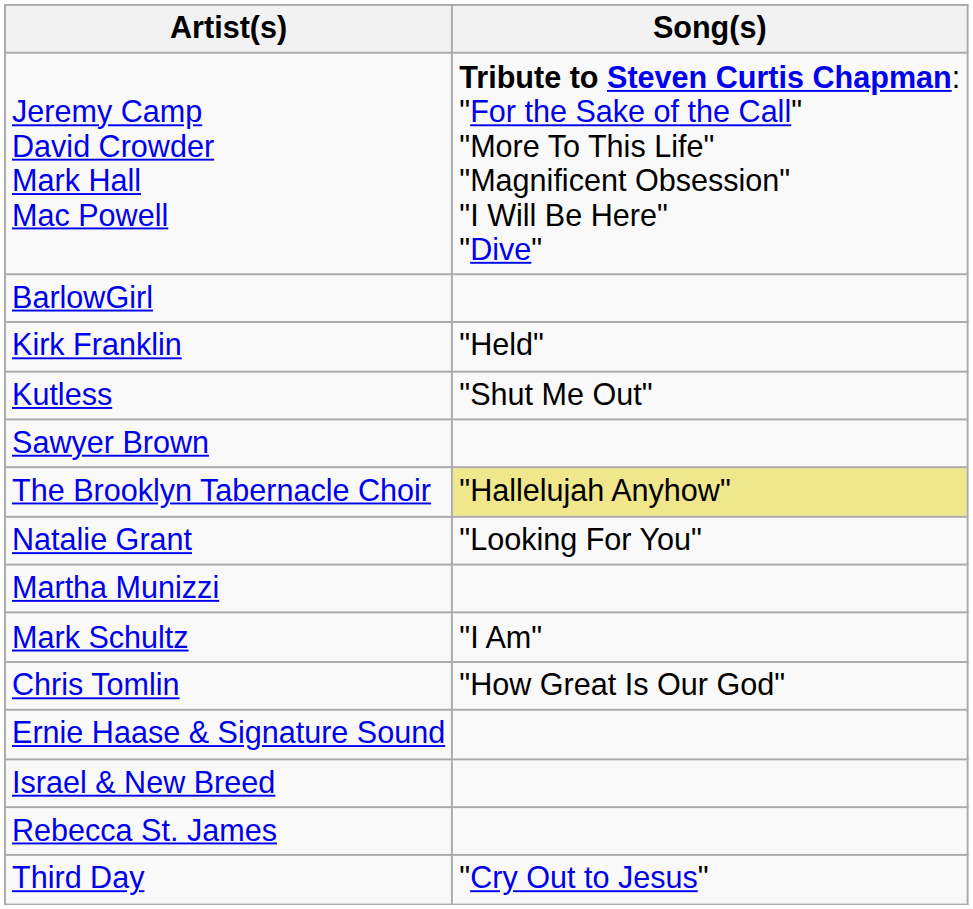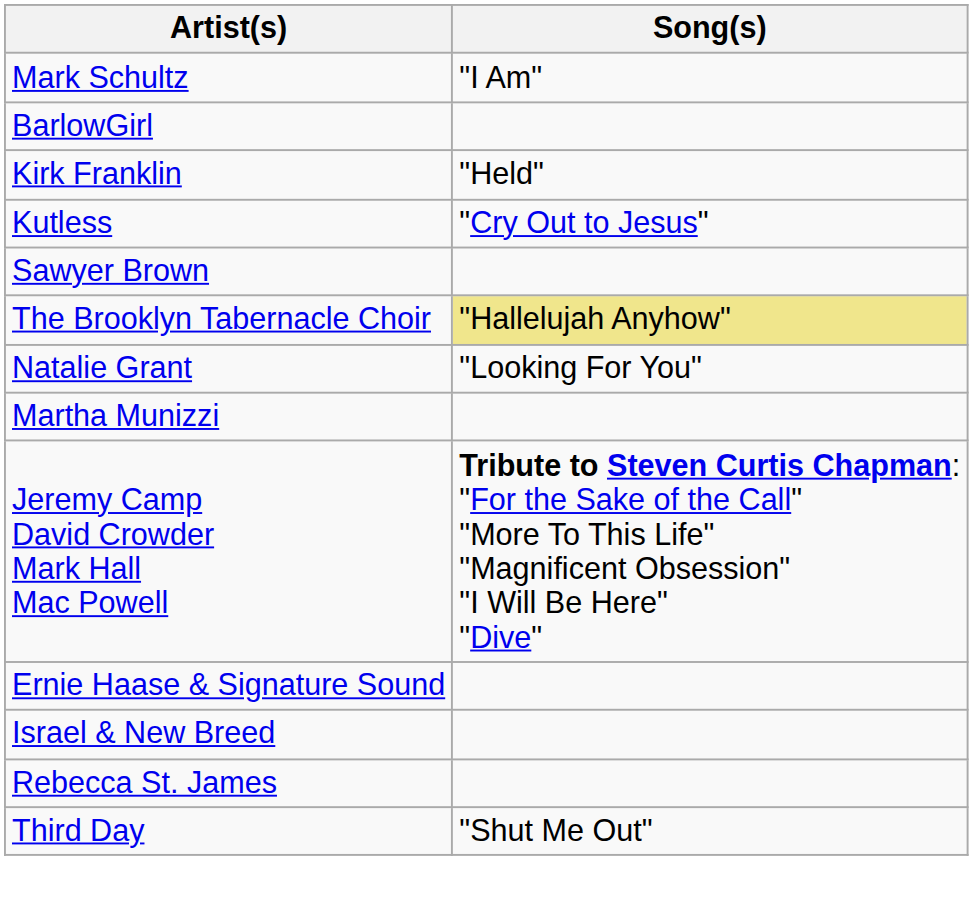rows swapped: (113, 163) <-> (100, 636)
(556, 394) "Shut Me Out" -> (584, 222) "Cry Out to Jesus"
- row: (96, 685)
(584, 879) "Cry Out to Jesus" -> (556, 830) "Shut Me Out"
